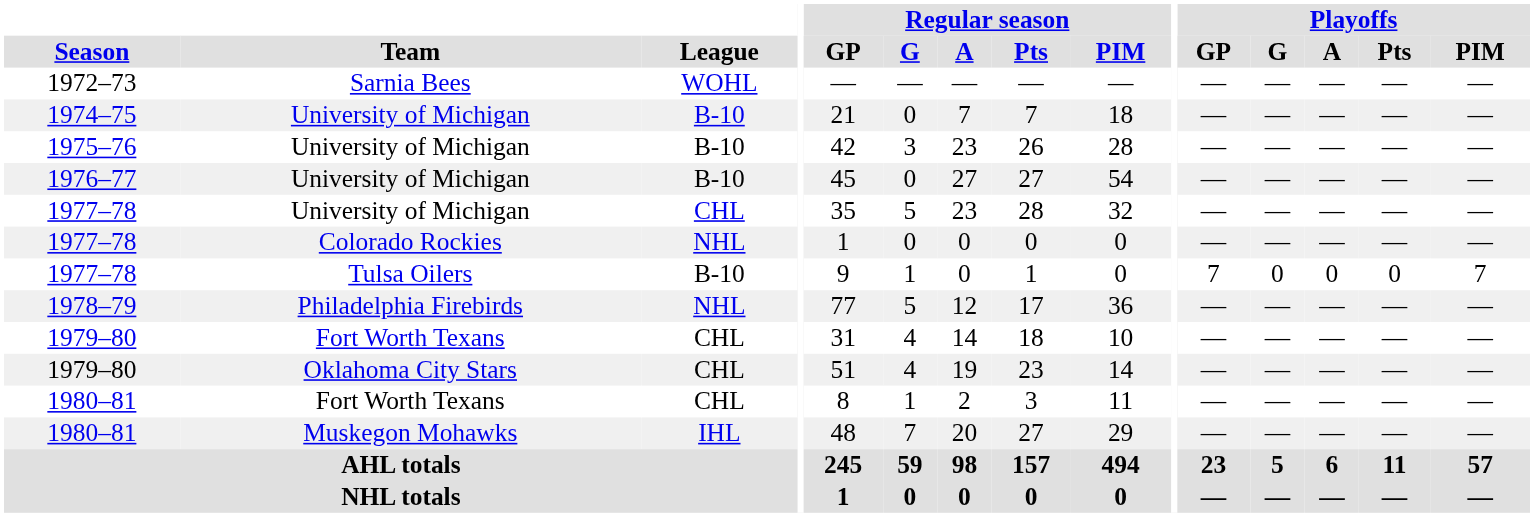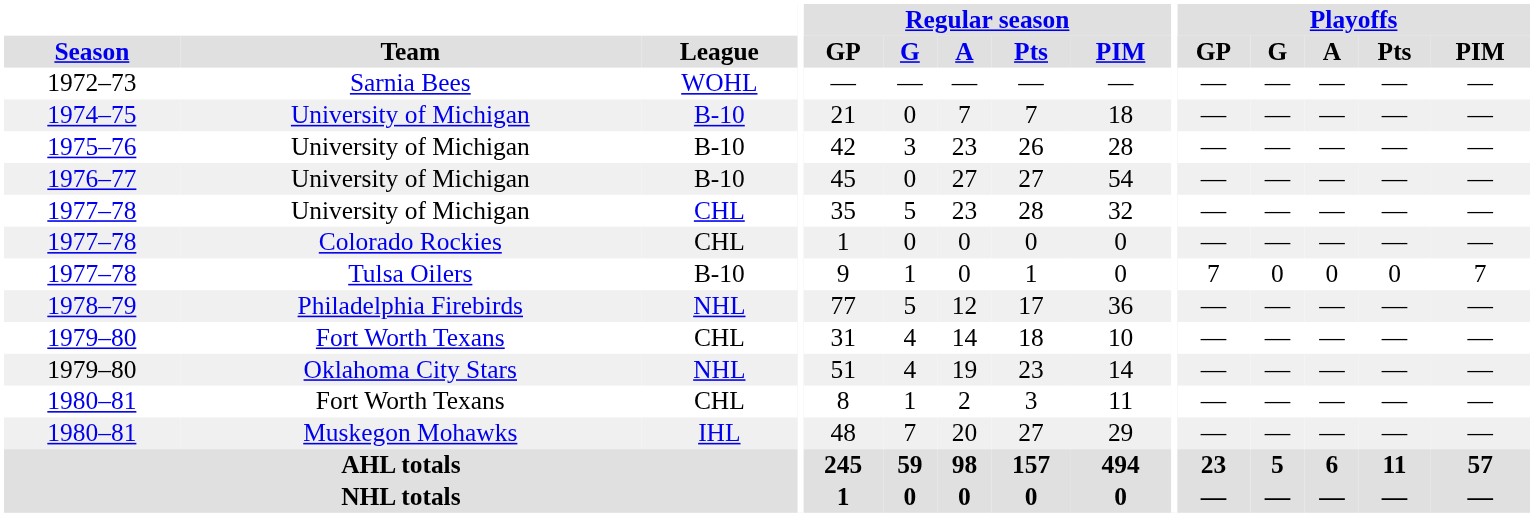(719, 242) NHL -> (719, 242) CHL
(719, 369) CHL -> (719, 369) NHL
